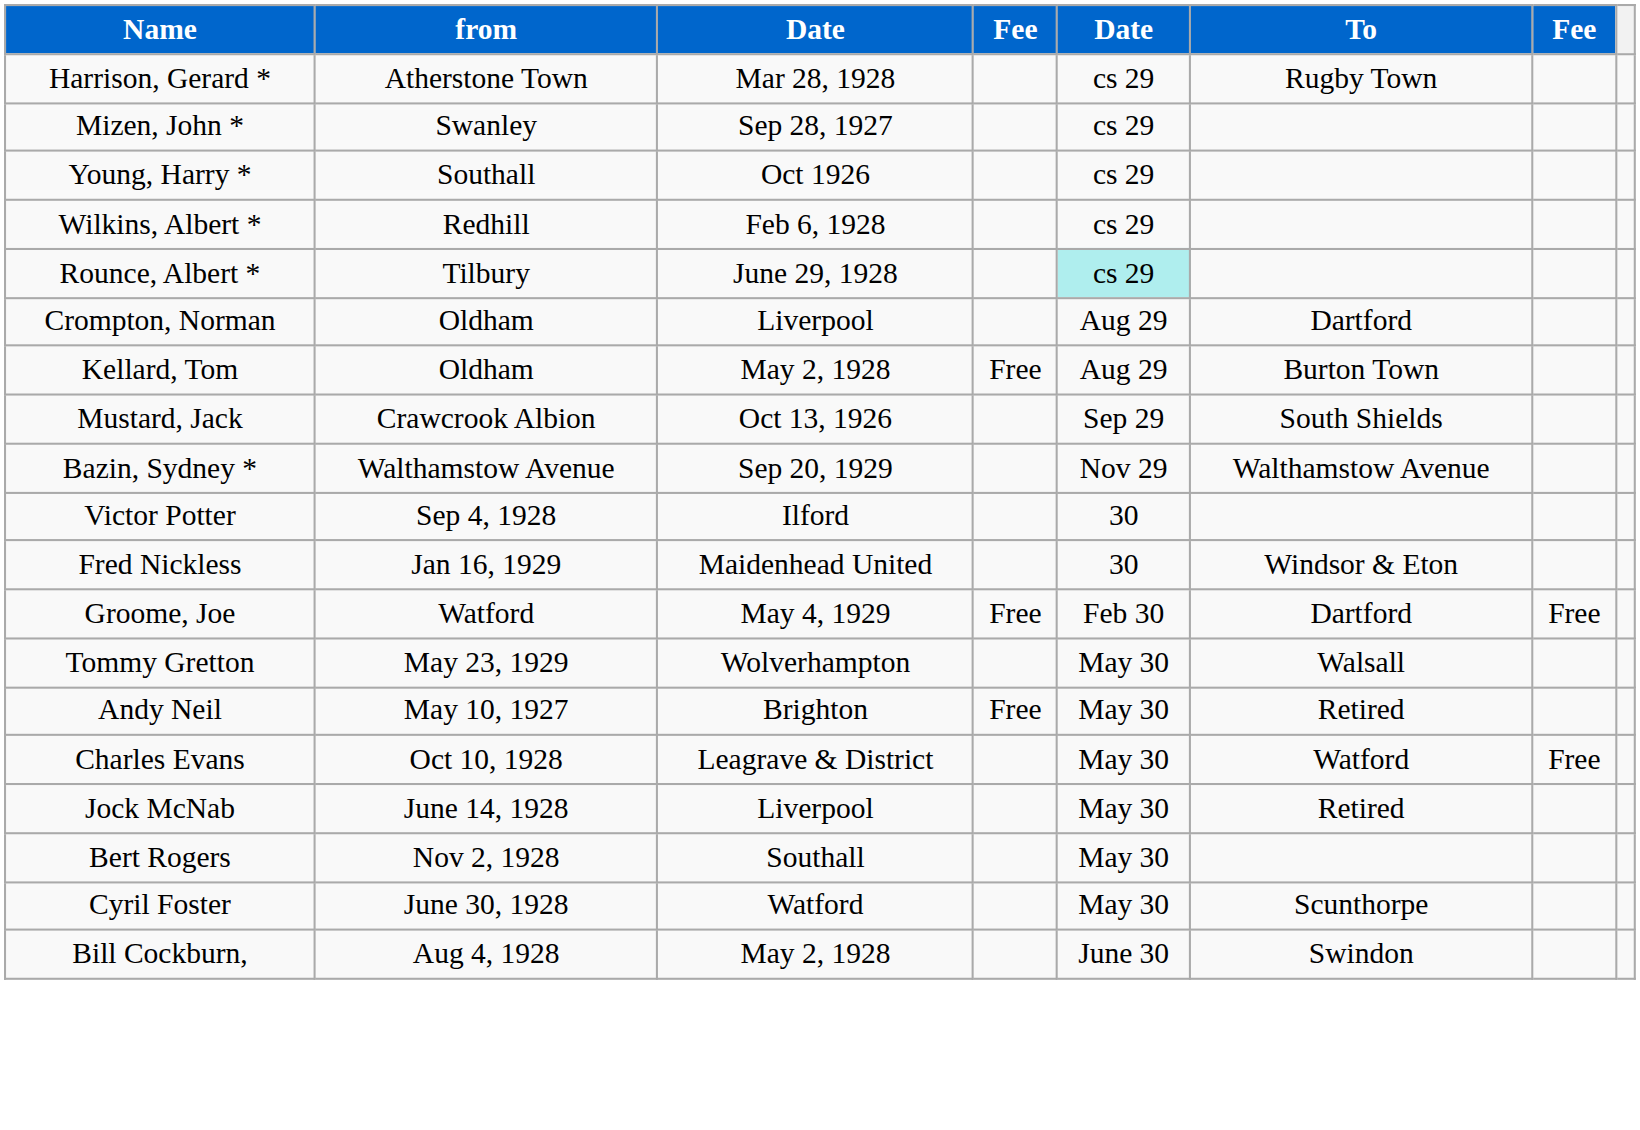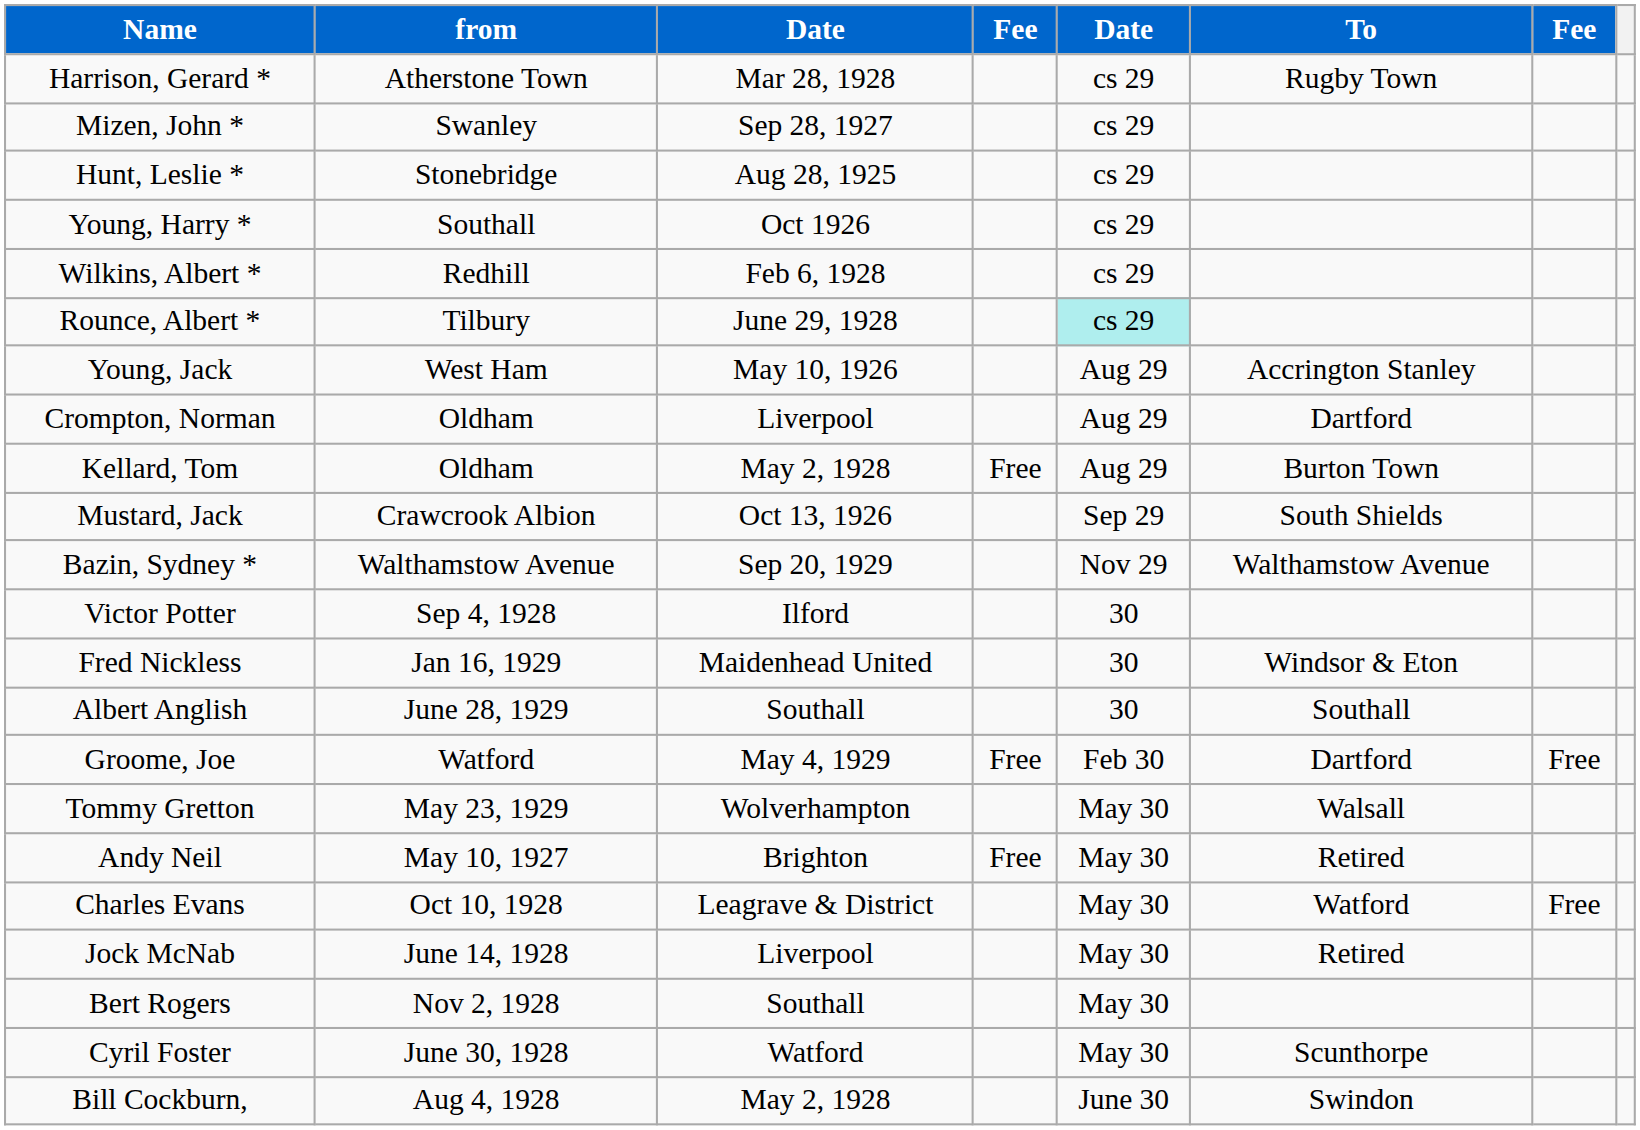+ row: (160, 175)
+ row: (160, 370)
+ row: (160, 710)
